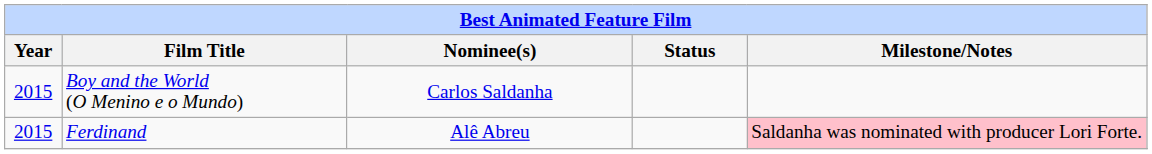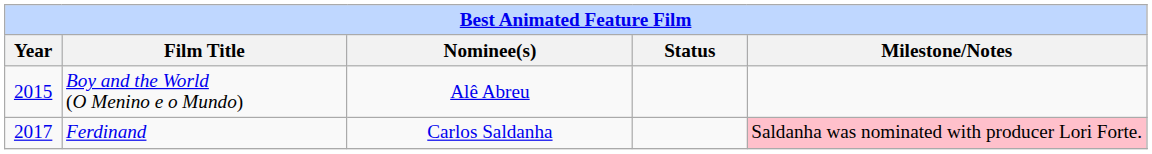(490, 91) Carlos Saldanha -> (490, 91) Alê Abreu
(33, 132) 2015 -> (33, 132) 2017
(490, 132) Alê Abreu -> (490, 132) Carlos Saldanha
